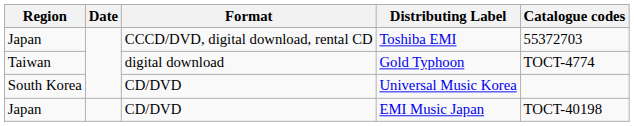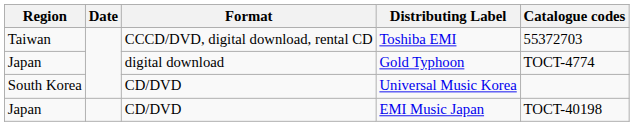(25, 39) Japan -> (29, 39) Taiwan
(29, 62) Taiwan -> (25, 62) Japan
